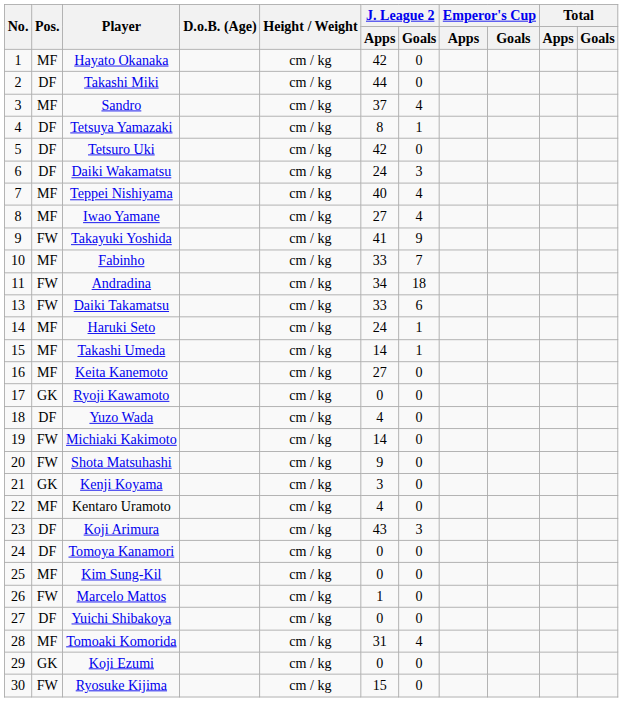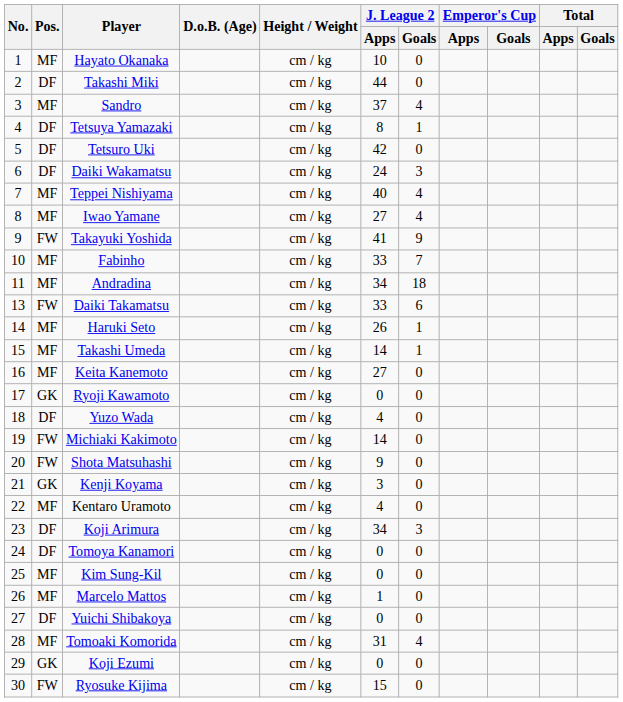(380, 60) 42 -> (380, 60) 10
(47, 283) FW -> (47, 283) MF
(380, 328) 24 -> (380, 328) 26
(380, 529) 43 -> (380, 529) 34
(47, 596) FW -> (47, 596) MF
